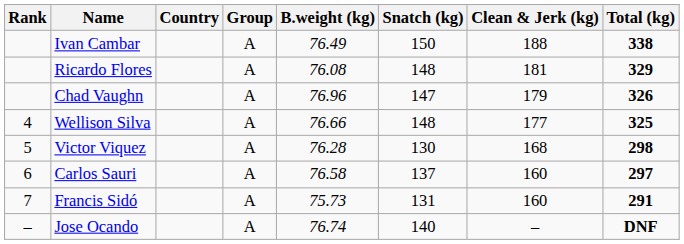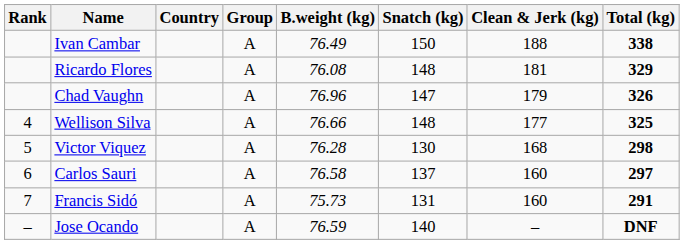(328, 226) 76.74 -> (328, 226) 76.59
